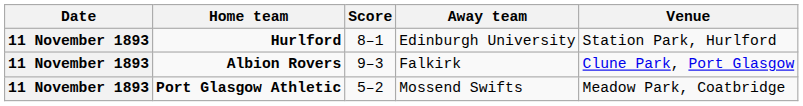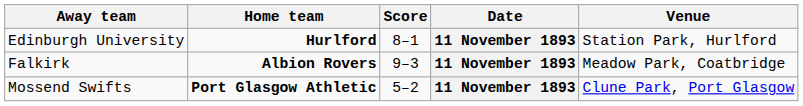columns swapped: (79, 17) <-> (487, 17)
(688, 64) Clune Park, Port Glasgow -> (684, 64) Meadow Park, Coatbridge
(684, 88) Meadow Park, Coatbridge -> (688, 88) Clune Park, Port Glasgow
